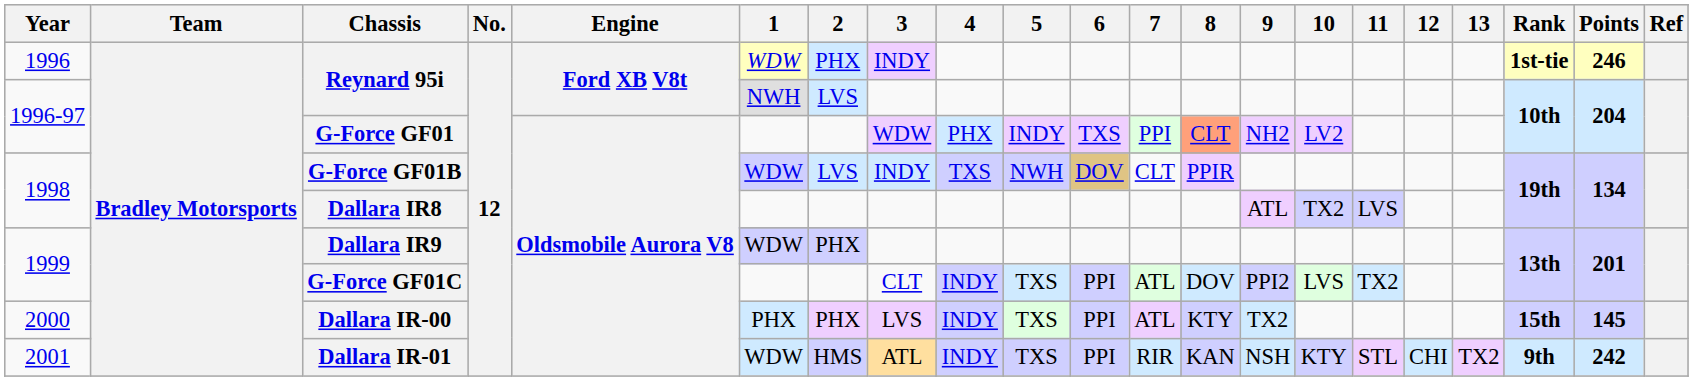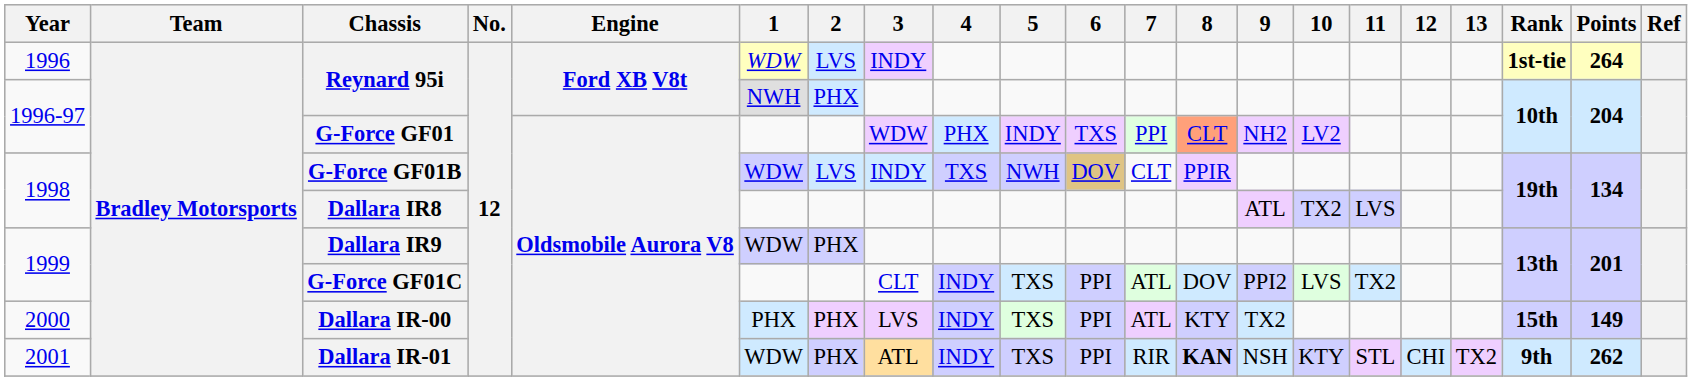(838, 60) PHX -> (836, 60) LVS
(1609, 60) 246 -> (1606, 60) 264
(838, 97) LVS -> (836, 97) PHX
(1609, 319) 145 -> (1606, 319) 149
(838, 356) HMS -> (836, 356) PHX
(1210, 356) normal -> (1207, 356) bold
(1609, 356) 242 -> (1606, 356) 262
